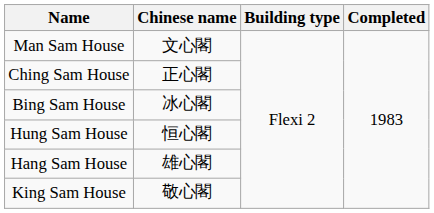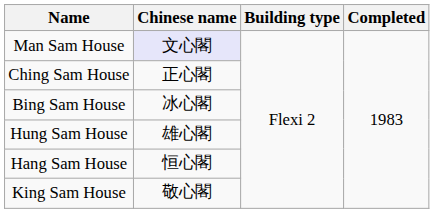(187, 45) no background -> (187, 45) lavender background
(187, 133) 恒心閣 -> (187, 133) 雄心閣
(187, 163) 雄心閣 -> (187, 163) 恒心閣
